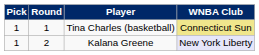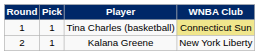columns swapped: (47, 12) <-> (17, 12)
(216, 43) lavender background -> (216, 43) no background
